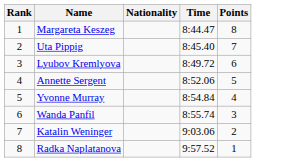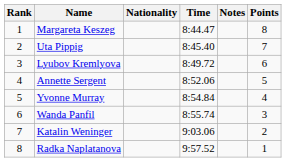+ column: (232, 13)
